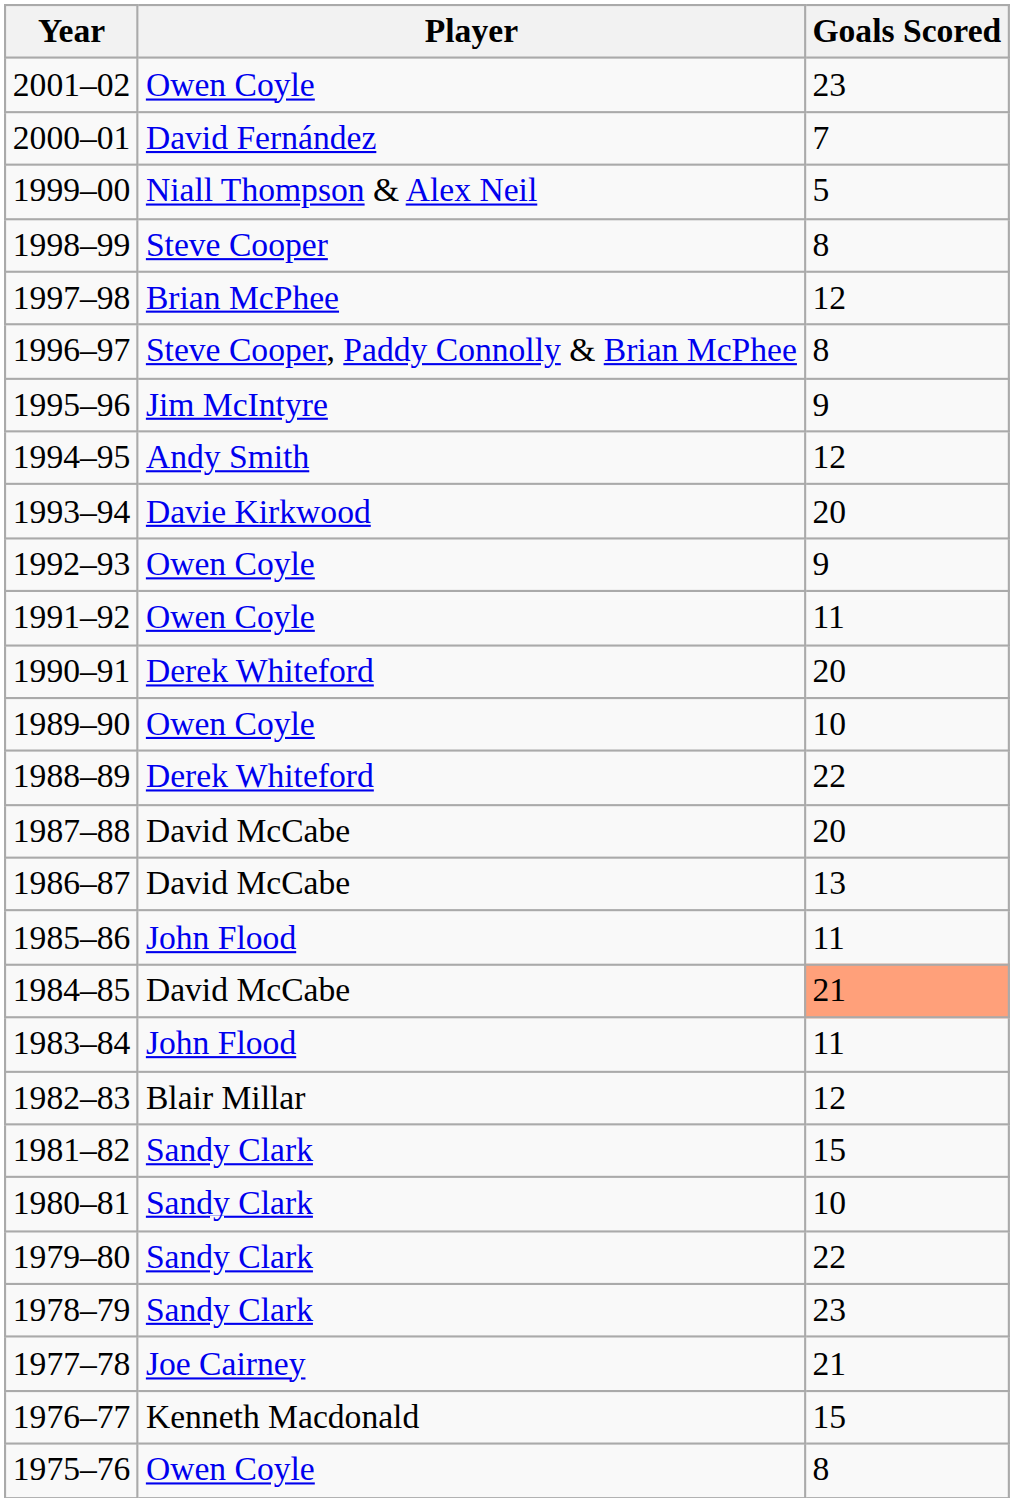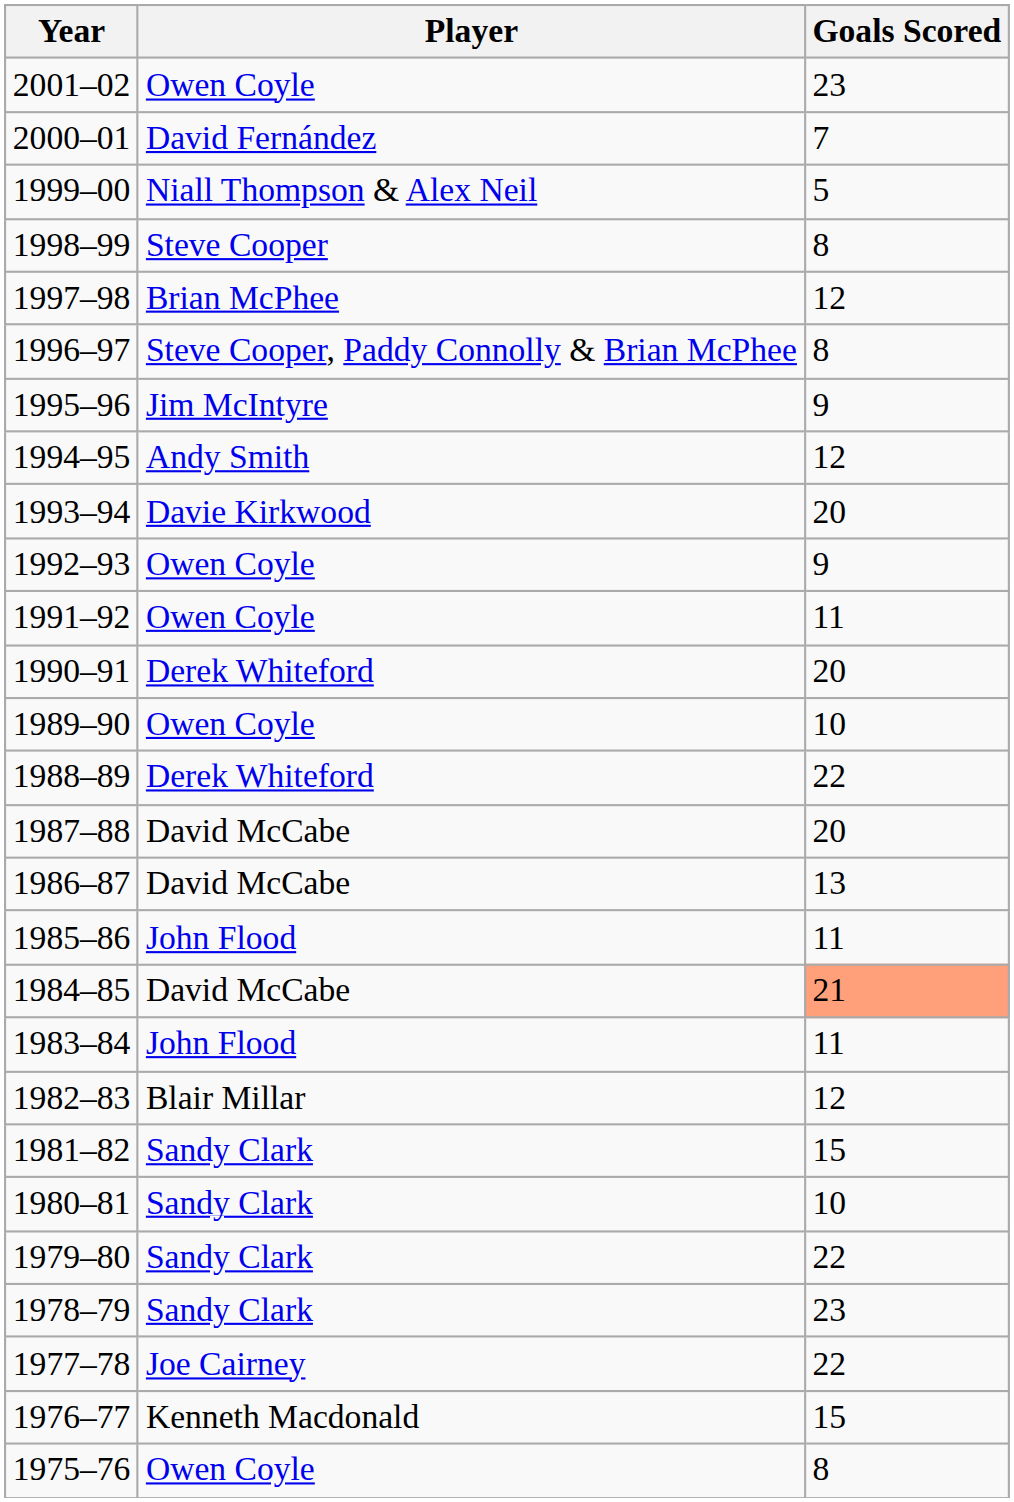(829, 1363) 21 -> (829, 1363) 22
